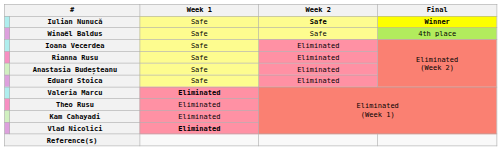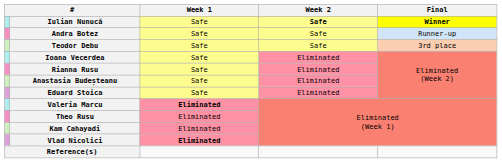+ row: (75, 33)
+ row: (75, 45)
- row: (75, 33)
